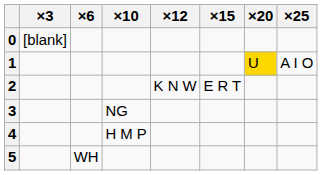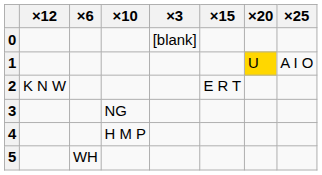columns swapped: (45, 16) <-> (175, 16)
